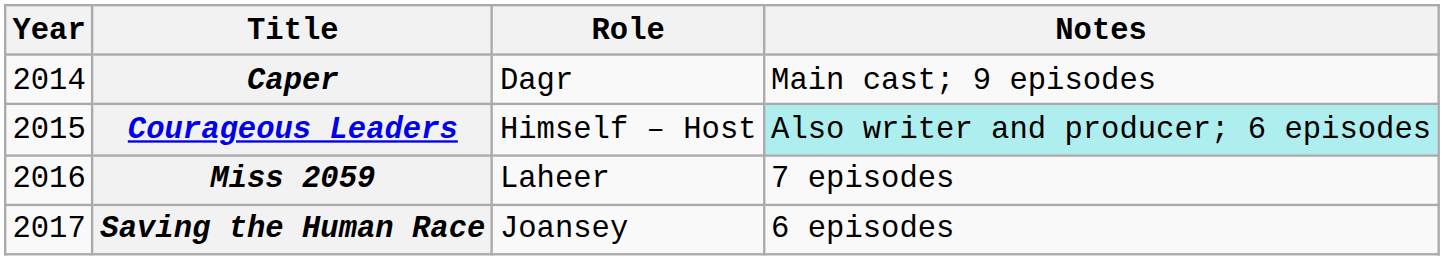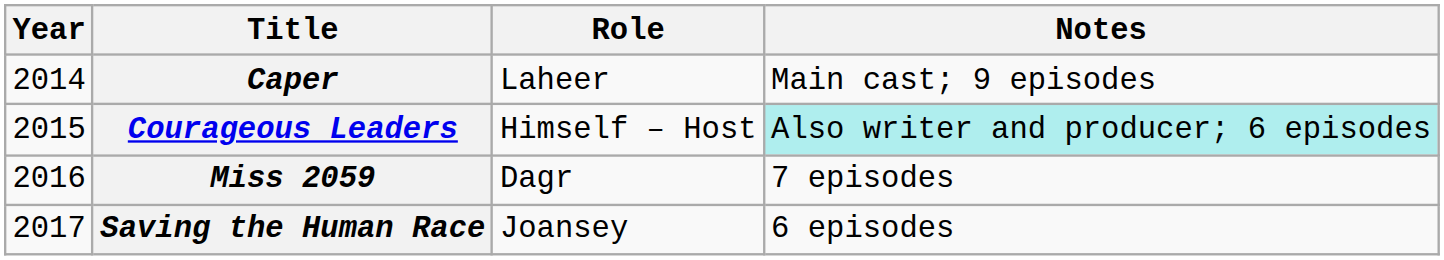(537, 80) Dagr -> (555, 80) Laheer
(555, 179) Laheer -> (537, 179) Dagr
